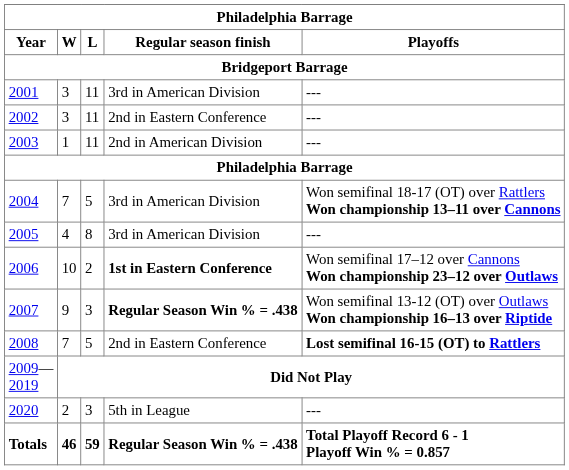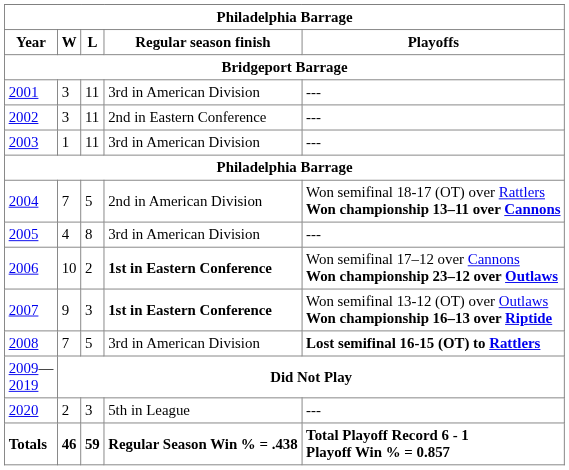(185, 142) 2nd in American Division -> (184, 142) 3rd in American Division
(184, 201) 3rd in American Division -> (185, 201) 2nd in American Division
(203, 310) Regular Season Win % = .438 -> (190, 310) 1st in Eastern Conference
(187, 343) 2nd in Eastern Conference -> (184, 343) 3rd in American Division
